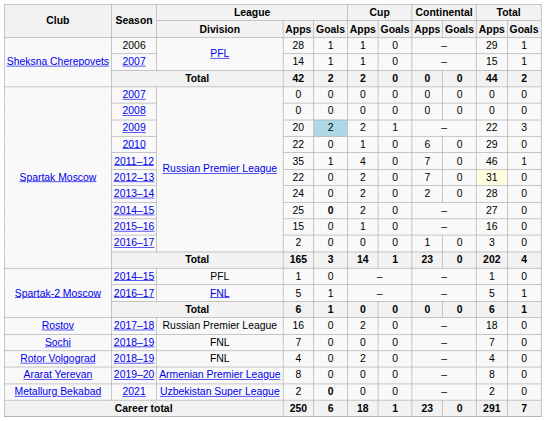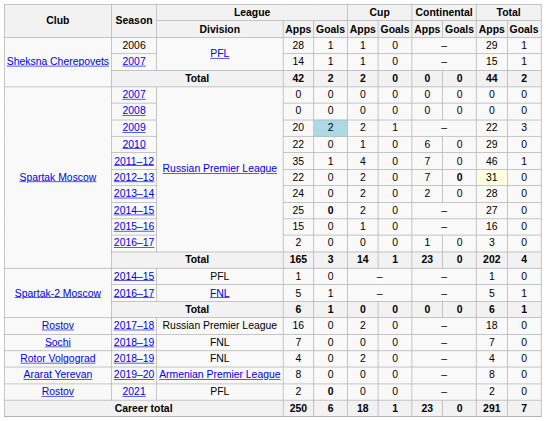(460, 177) normal -> (460, 177) bold
(58, 392) Metallurg Bekabad -> (58, 392) Rostov
(220, 392) Uzbekistan Super League -> (220, 392) PFL
